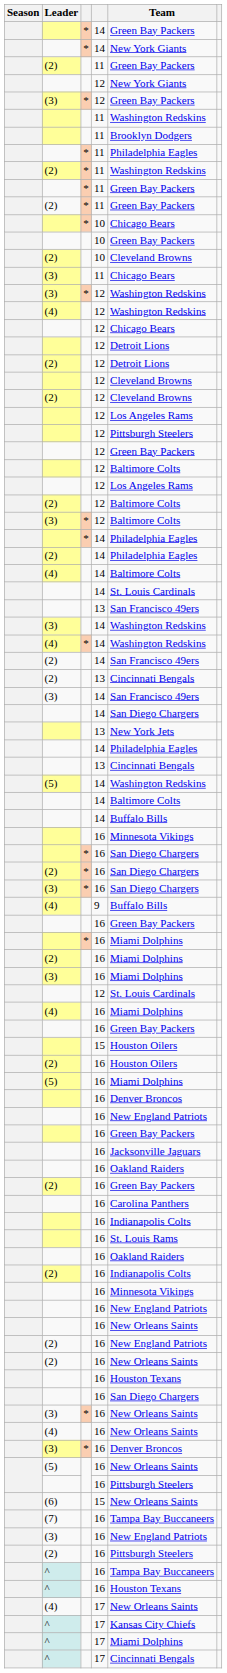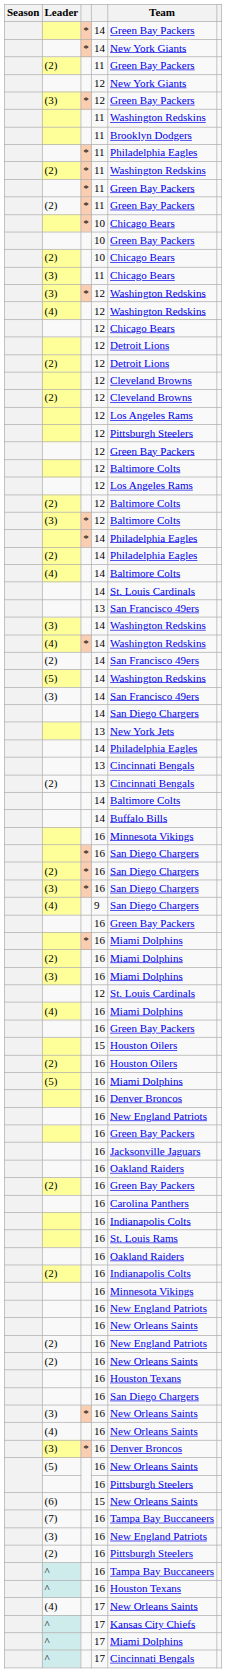(151, 258) Cleveland Browns -> (142, 258) Chicago Bears
rows swapped: (51, 783) <-> (51, 678)
(139, 906) Buffalo Bills -> (154, 906) San Diego Chargers
